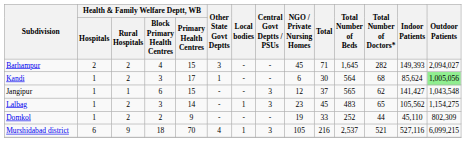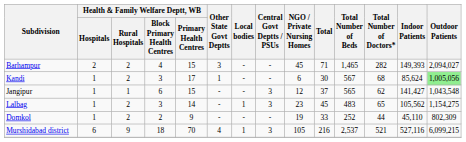(350, 65) 1,645 -> (350, 65) 1,465
(350, 78) 564 -> (350, 78) 567
